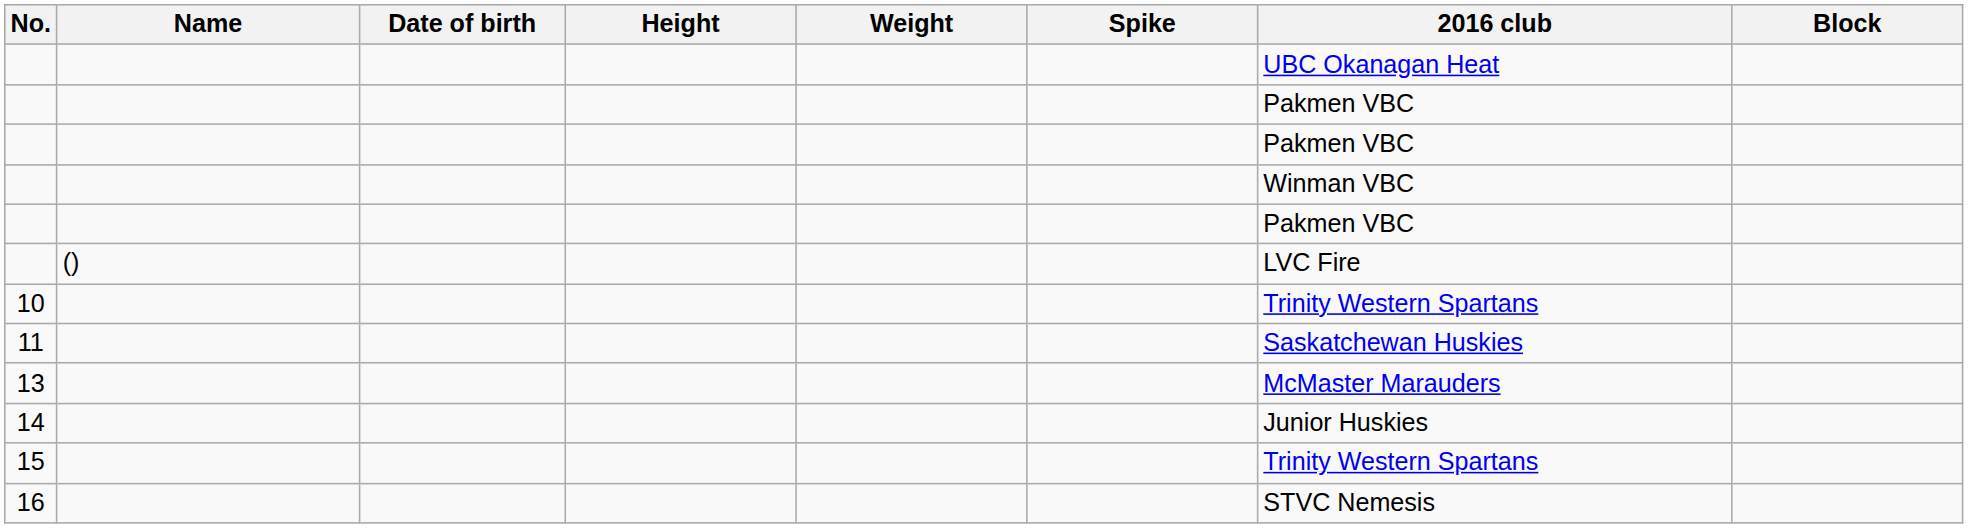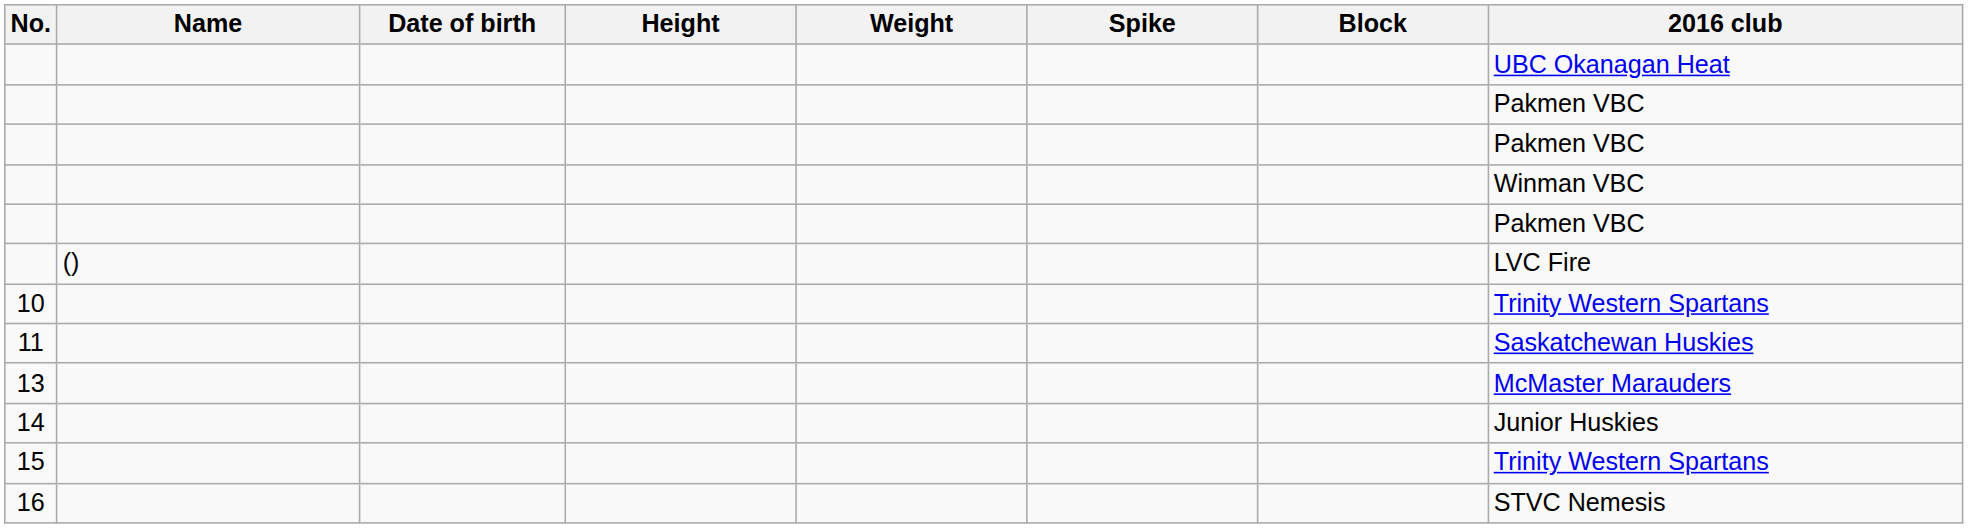columns swapped: (1847, 24) <-> (1495, 24)
